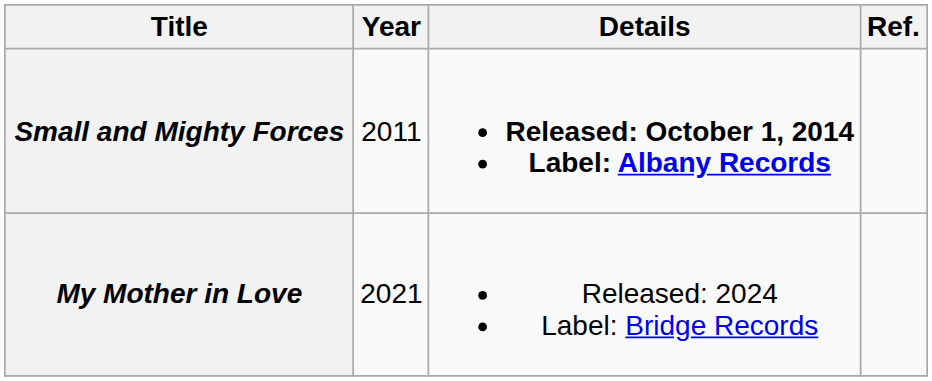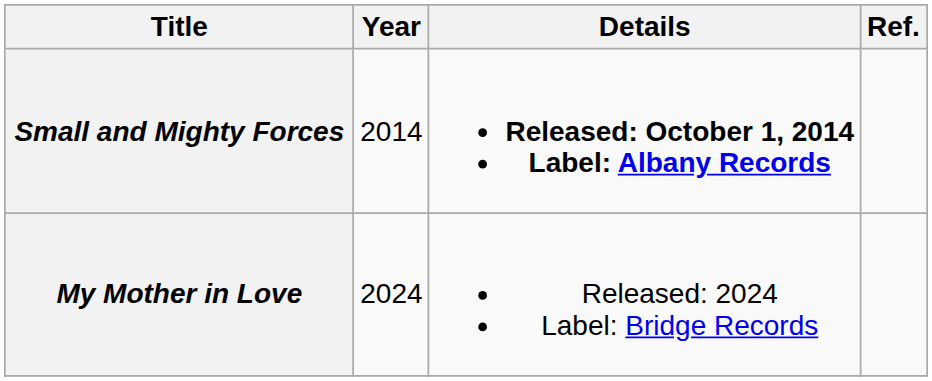(391, 130) 2011 -> (391, 130) 2014
(391, 294) 2021 -> (391, 294) 2024
